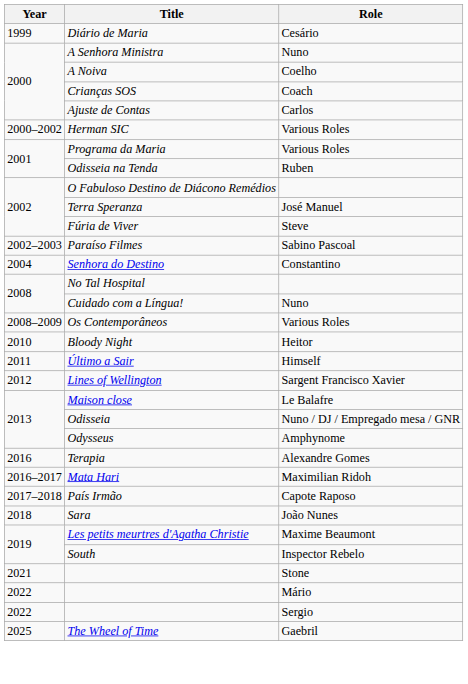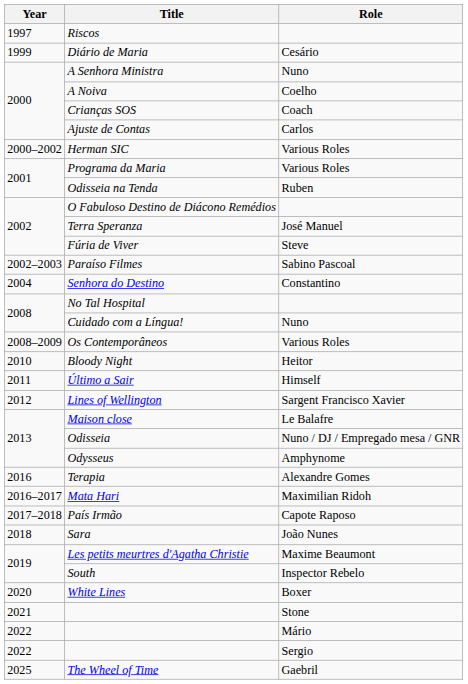+ row: (83, 33)
+ row: (96, 592)
